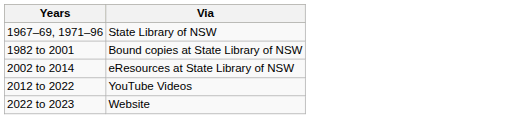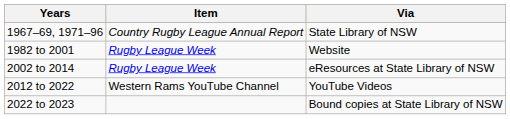+ column: (206, 13)
(205, 50) Bound copies at State Library of NSW -> (329, 50) Website
(129, 104) Website -> (406, 104) Bound copies at State Library of NSW
